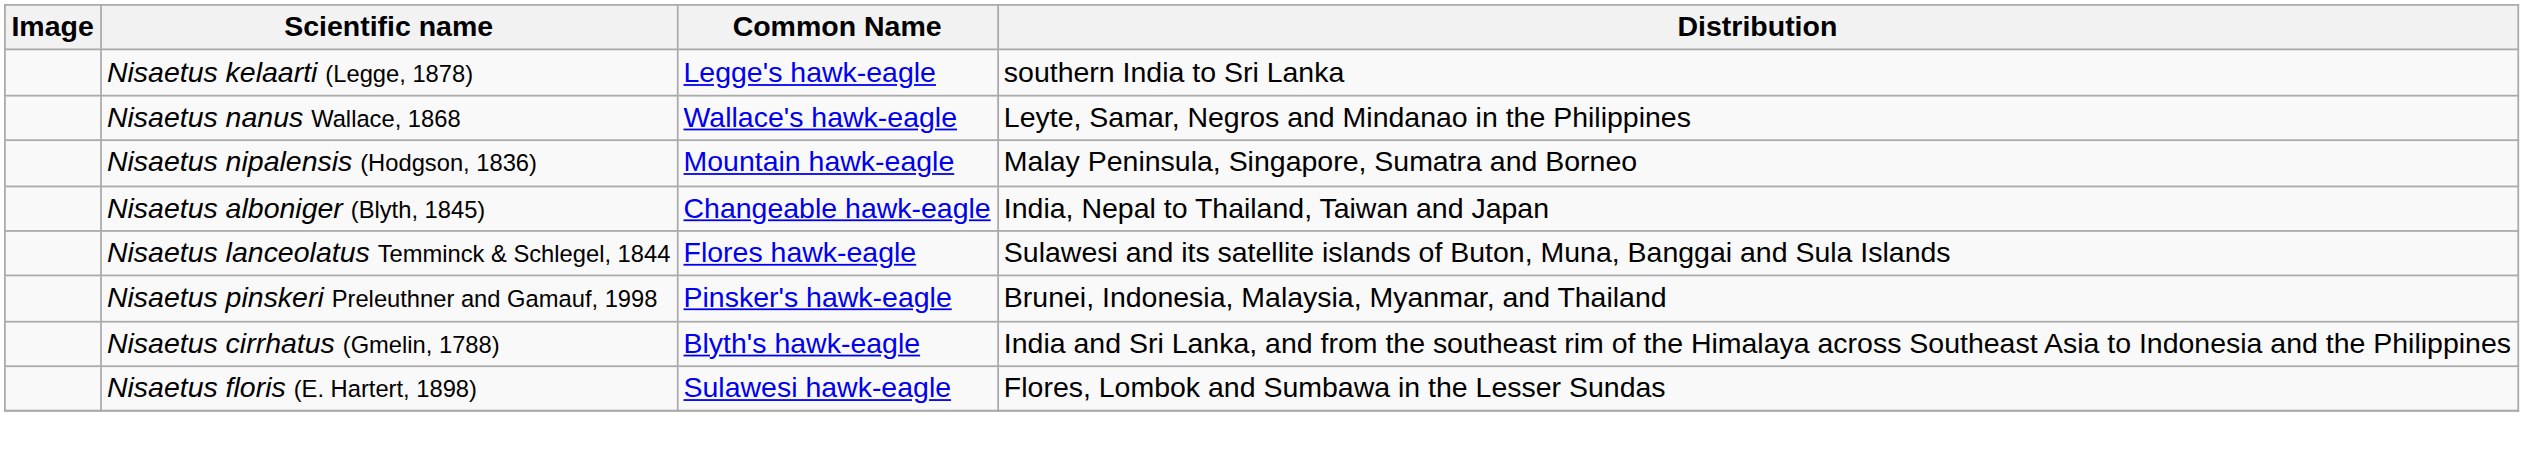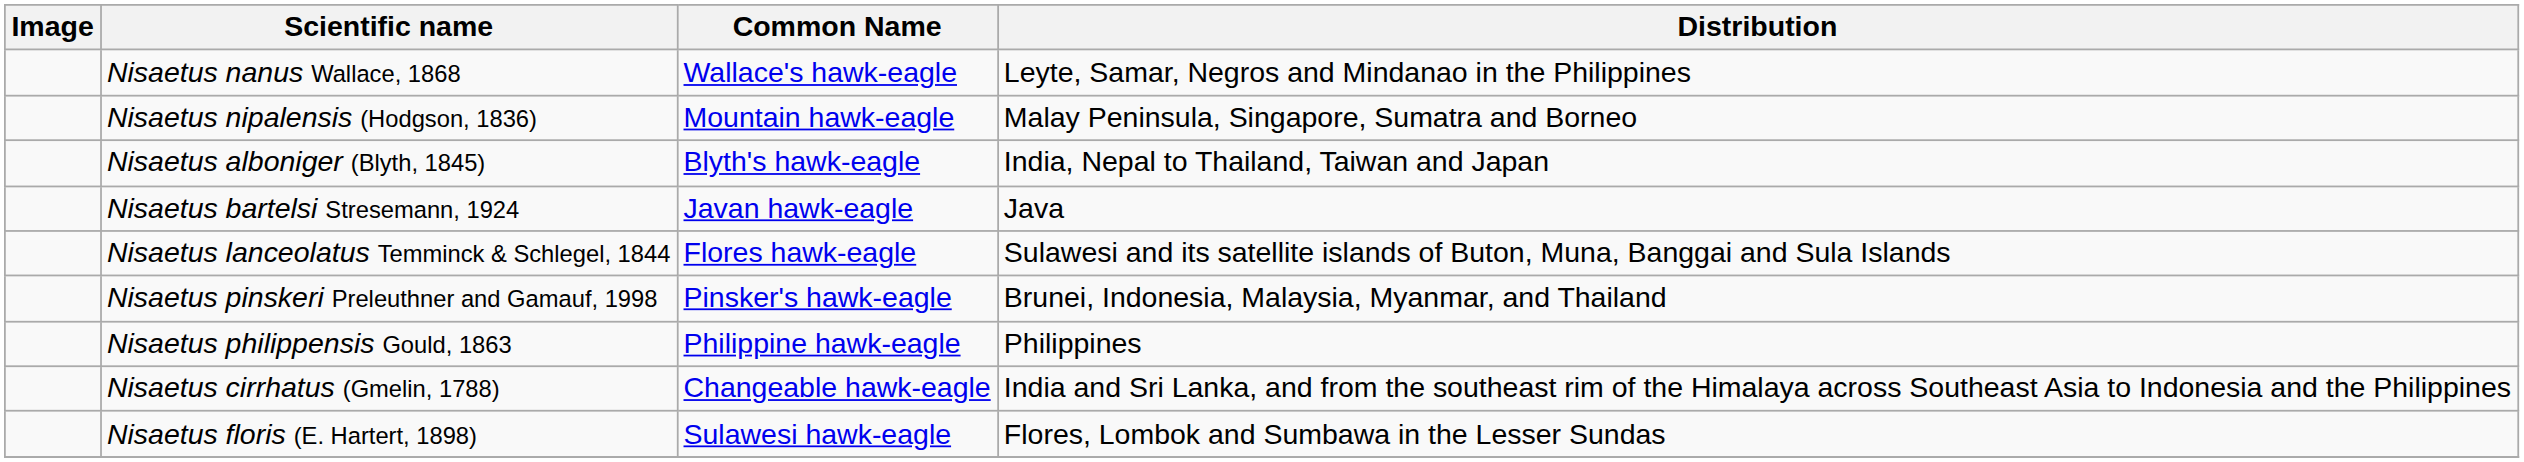- row: (290, 72)
(837, 207) Changeable hawk-eagle -> (802, 162) Blyth's hawk-eagle
+ row: (313, 207)
+ row: (309, 343)
(802, 343) Blyth's hawk-eagle -> (837, 388) Changeable hawk-eagle
